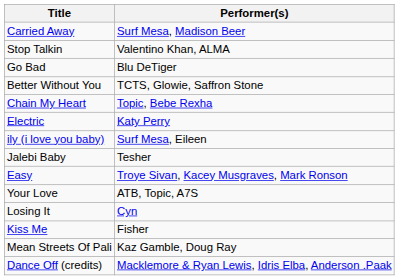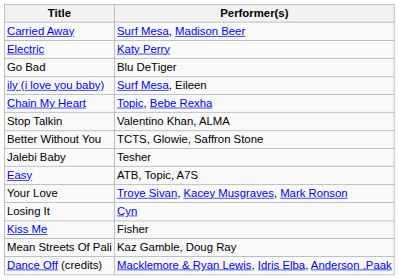rows swapped: (26, 121) <-> (35, 49)
rows swapped: (54, 85) <-> (56, 139)
(232, 175) Troye Sivan, Kacey Musgraves, Mark Ronson -> (158, 175) ATB, Topic, A7S
(158, 193) ATB, Topic, A7S -> (232, 193) Troye Sivan, Kacey Musgraves, Mark Ronson
